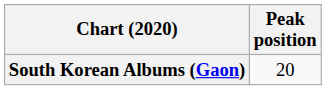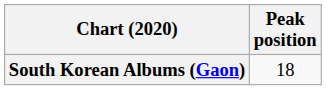(285, 69) 20 -> (285, 69) 18
